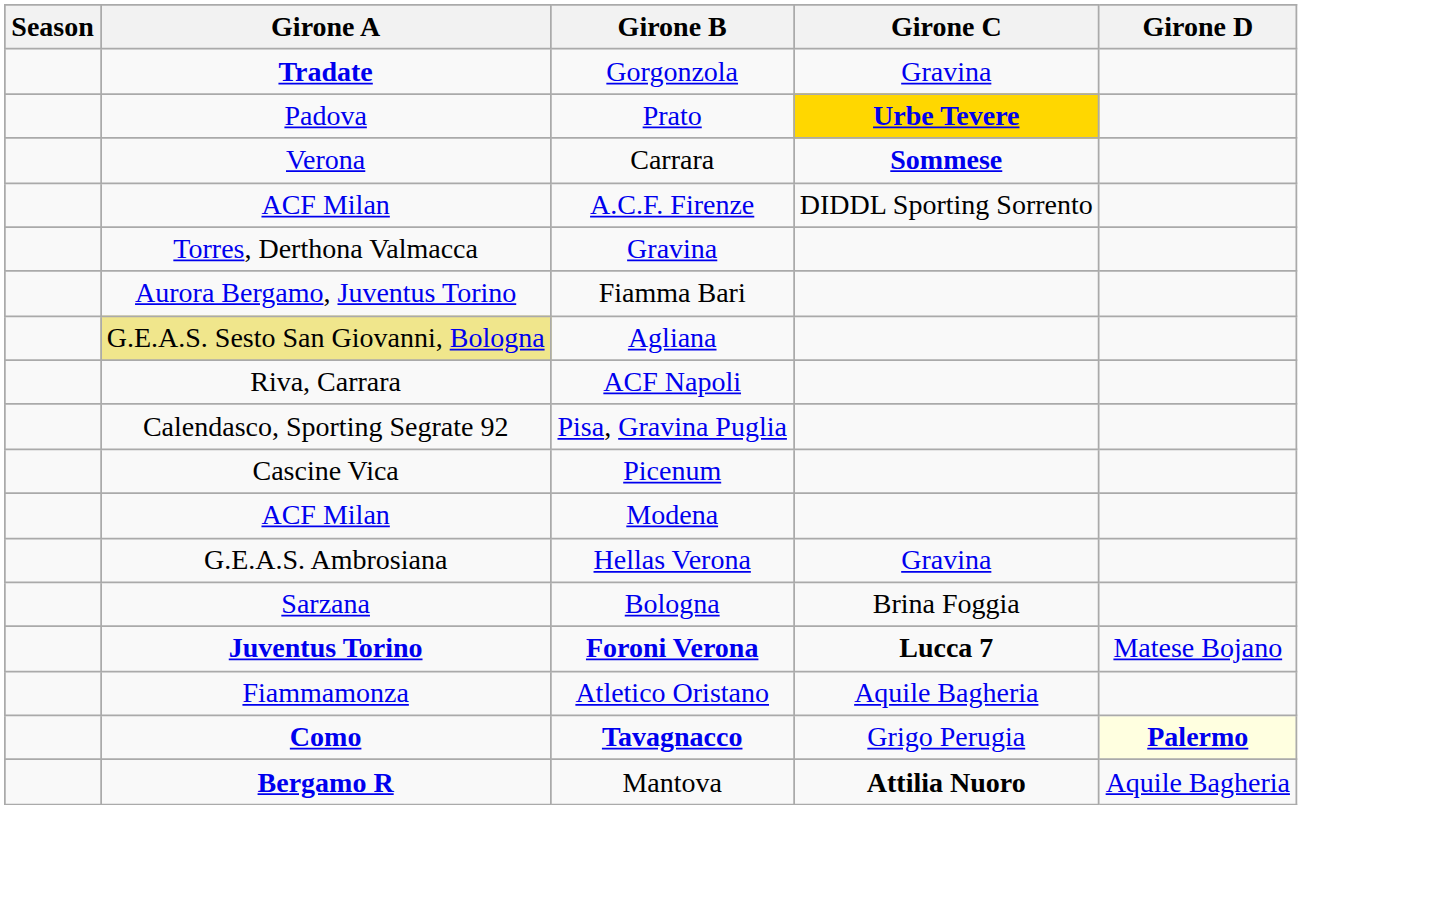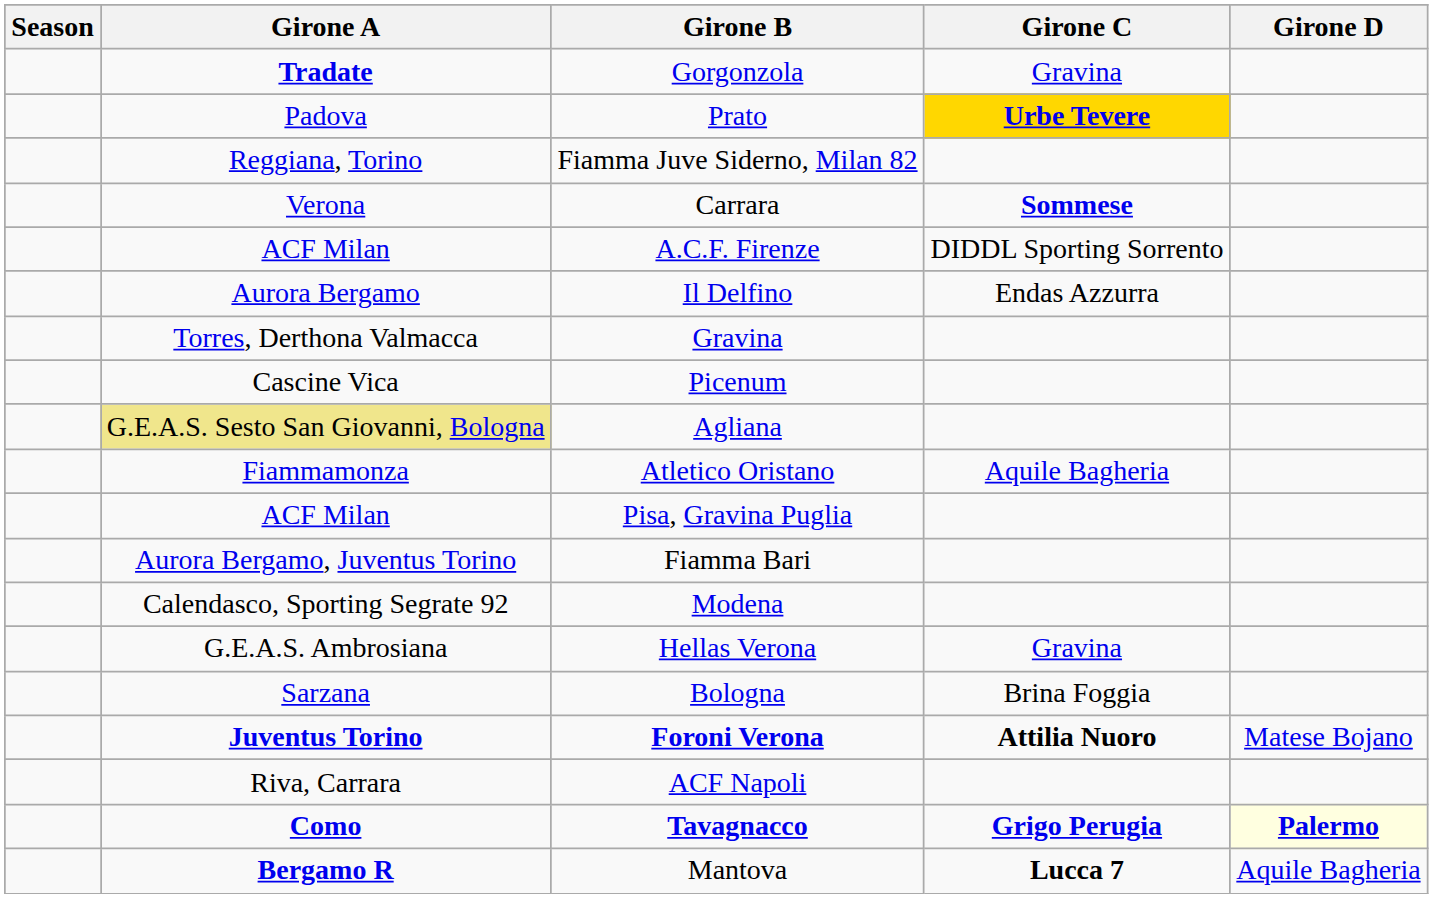+ row: (738, 159)
+ row: (738, 293)
rows swapped: (672, 293) <-> (672, 470)
rows swapped: (672, 381) <-> (672, 692)
(326, 426) Calendasco, Sporting Segrate 92 -> (326, 515) ACF Milan
(326, 515) ACF Milan -> (326, 603) Calendasco, Sporting Segrate 92
(946, 648) Lucca 7 -> (1077, 737) Attilia Nuoro
(946, 737) normal -> (1077, 826) bold
(946, 781) Attilia Nuoro -> (1077, 870) Lucca 7
